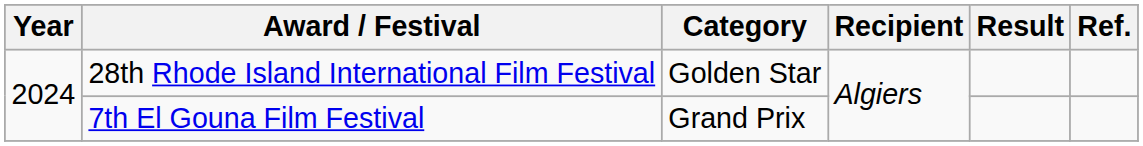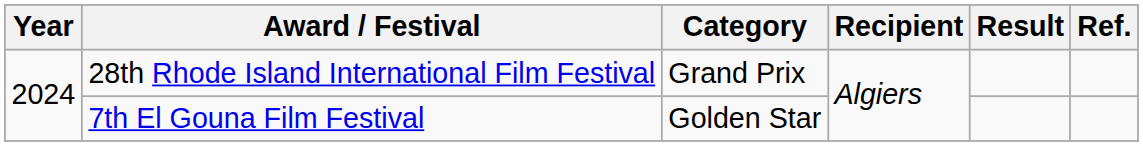(745, 72) Golden Star -> (737, 72) Grand Prix
(737, 118) Grand Prix -> (745, 118) Golden Star
